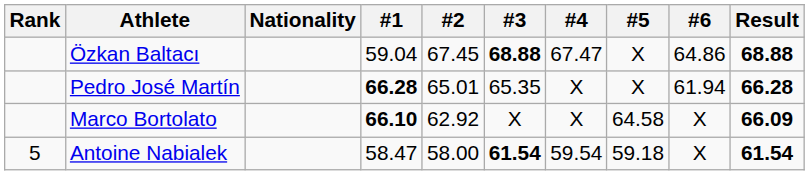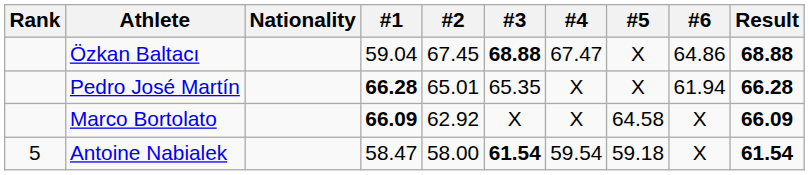(391, 119) 66.10 -> (391, 119) 66.09
